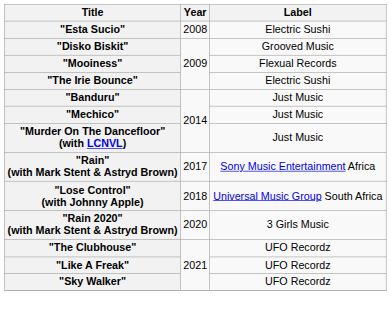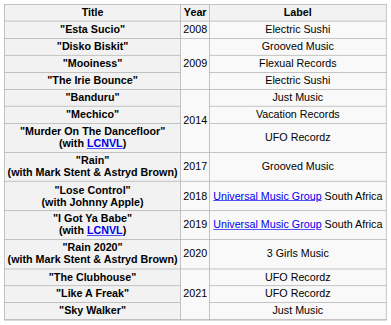(298, 115) Just Music -> (298, 115) Vacation Records
(298, 138) Just Music -> (298, 138) UFO Recordz
(298, 167) Sony Music Entertainment Africa -> (298, 167) Grooved Music
+ row: (93, 225)
(298, 282) UFO Recordz -> (298, 311) Just Music
